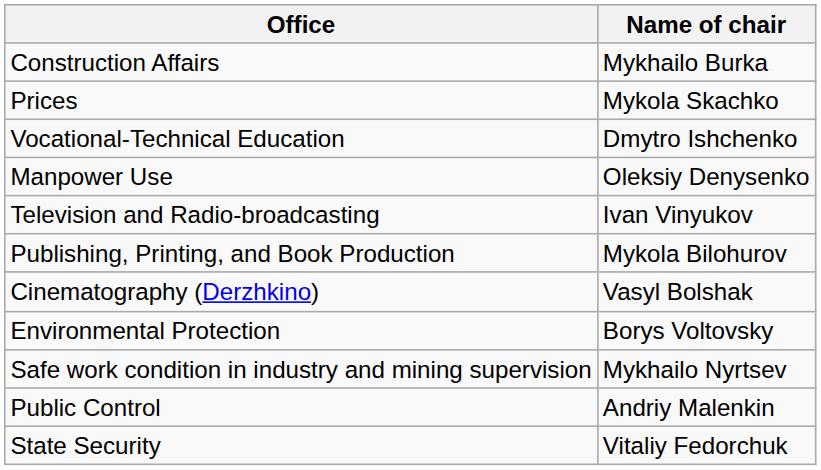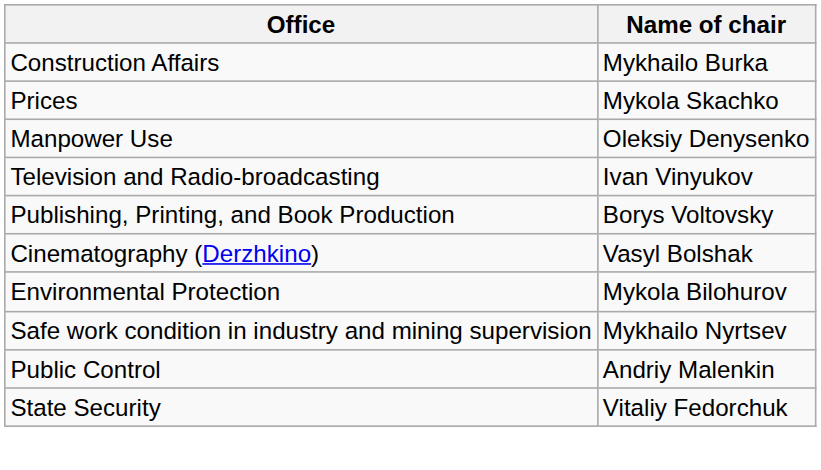- row: (178, 139)
(695, 254) Mykola Bilohurov -> (688, 215) Borys Voltovsky
(688, 330) Borys Voltovsky -> (695, 292) Mykola Bilohurov
